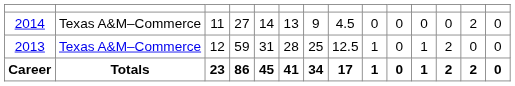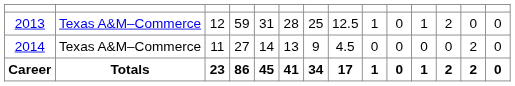rows swapped: (30, 46) <-> (30, 23)
